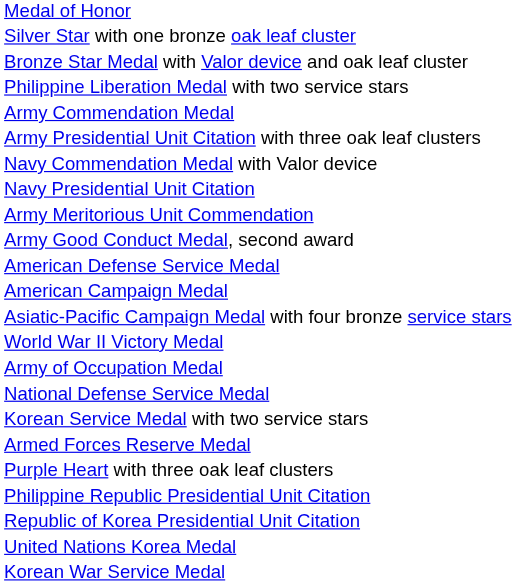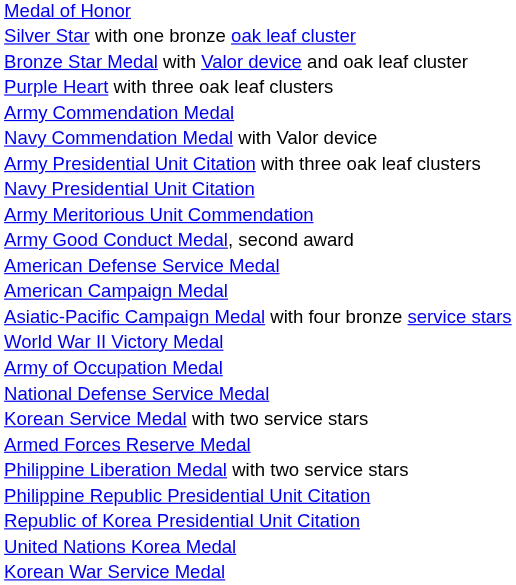rows swapped: (169, 470) <-> (206, 87)
rows swapped: (191, 163) <-> (242, 138)
